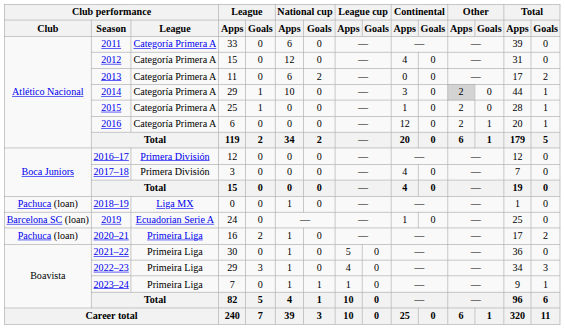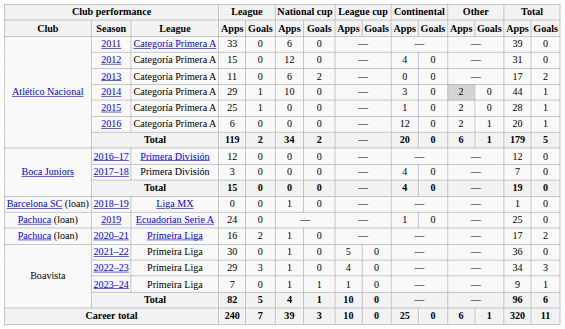(48, 204) Pachuca (loan) -> (48, 204) Barcelona SC (loan)
(48, 220) Barcelona SC (loan) -> (48, 220) Pachuca (loan)
